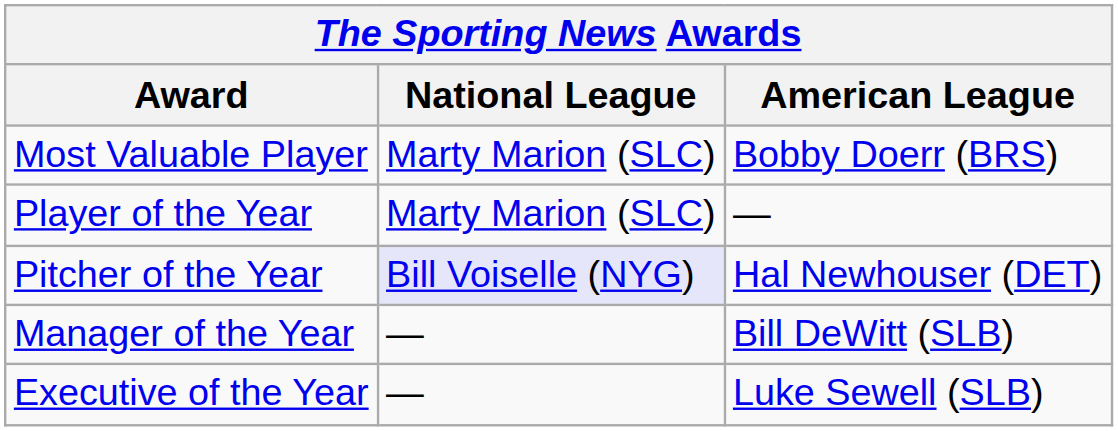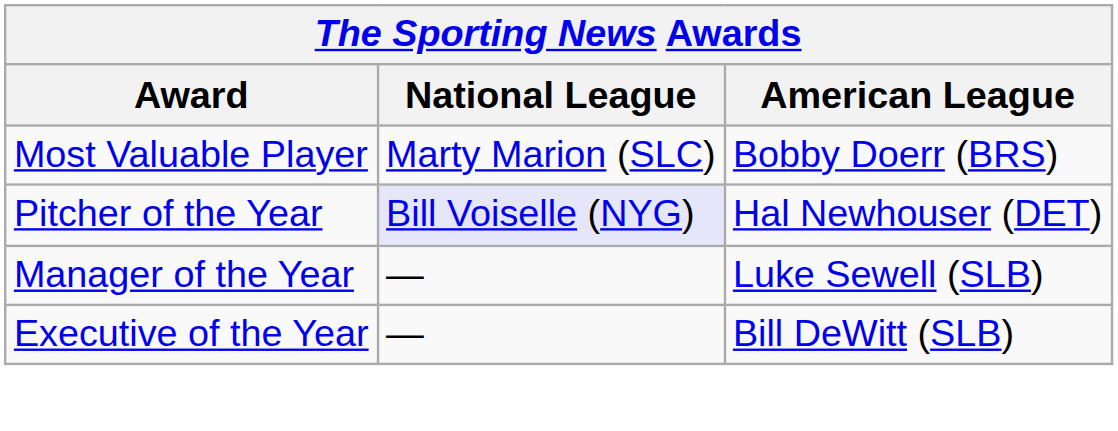- row: (163, 214)
(873, 333) Bill DeWitt (SLB) -> (888, 273) Luke Sewell (SLB)
(888, 393) Luke Sewell (SLB) -> (873, 333) Bill DeWitt (SLB)
